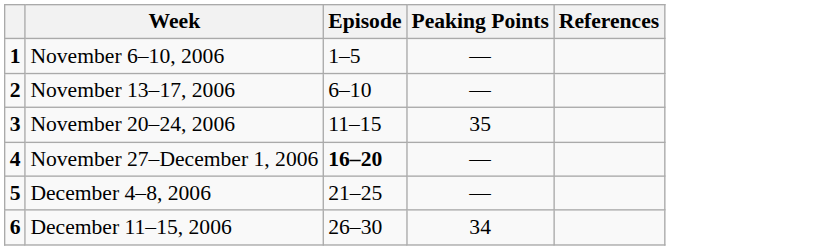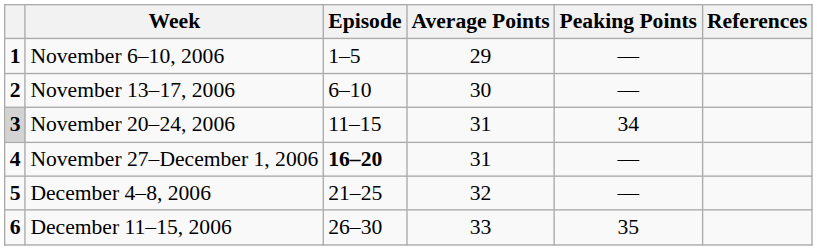+ column: (481, 21)
(15, 124) no background -> (15, 124) lightgrey background
(480, 124) 35 -> (628, 124) 34
(480, 227) 34 -> (628, 227) 35
